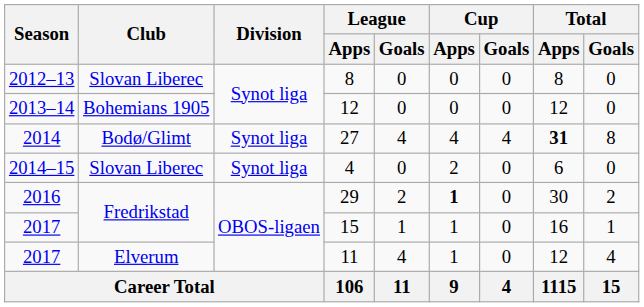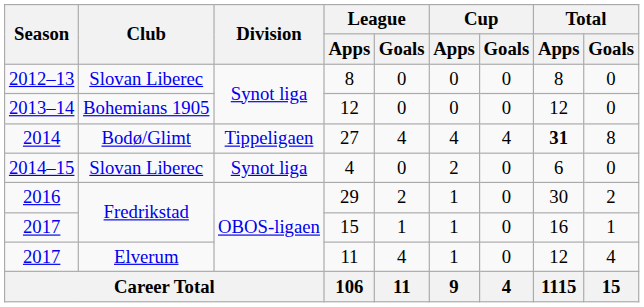(269, 138) Synot liga -> (269, 138) Tippeligaen
(454, 197) bold -> (454, 197) normal
